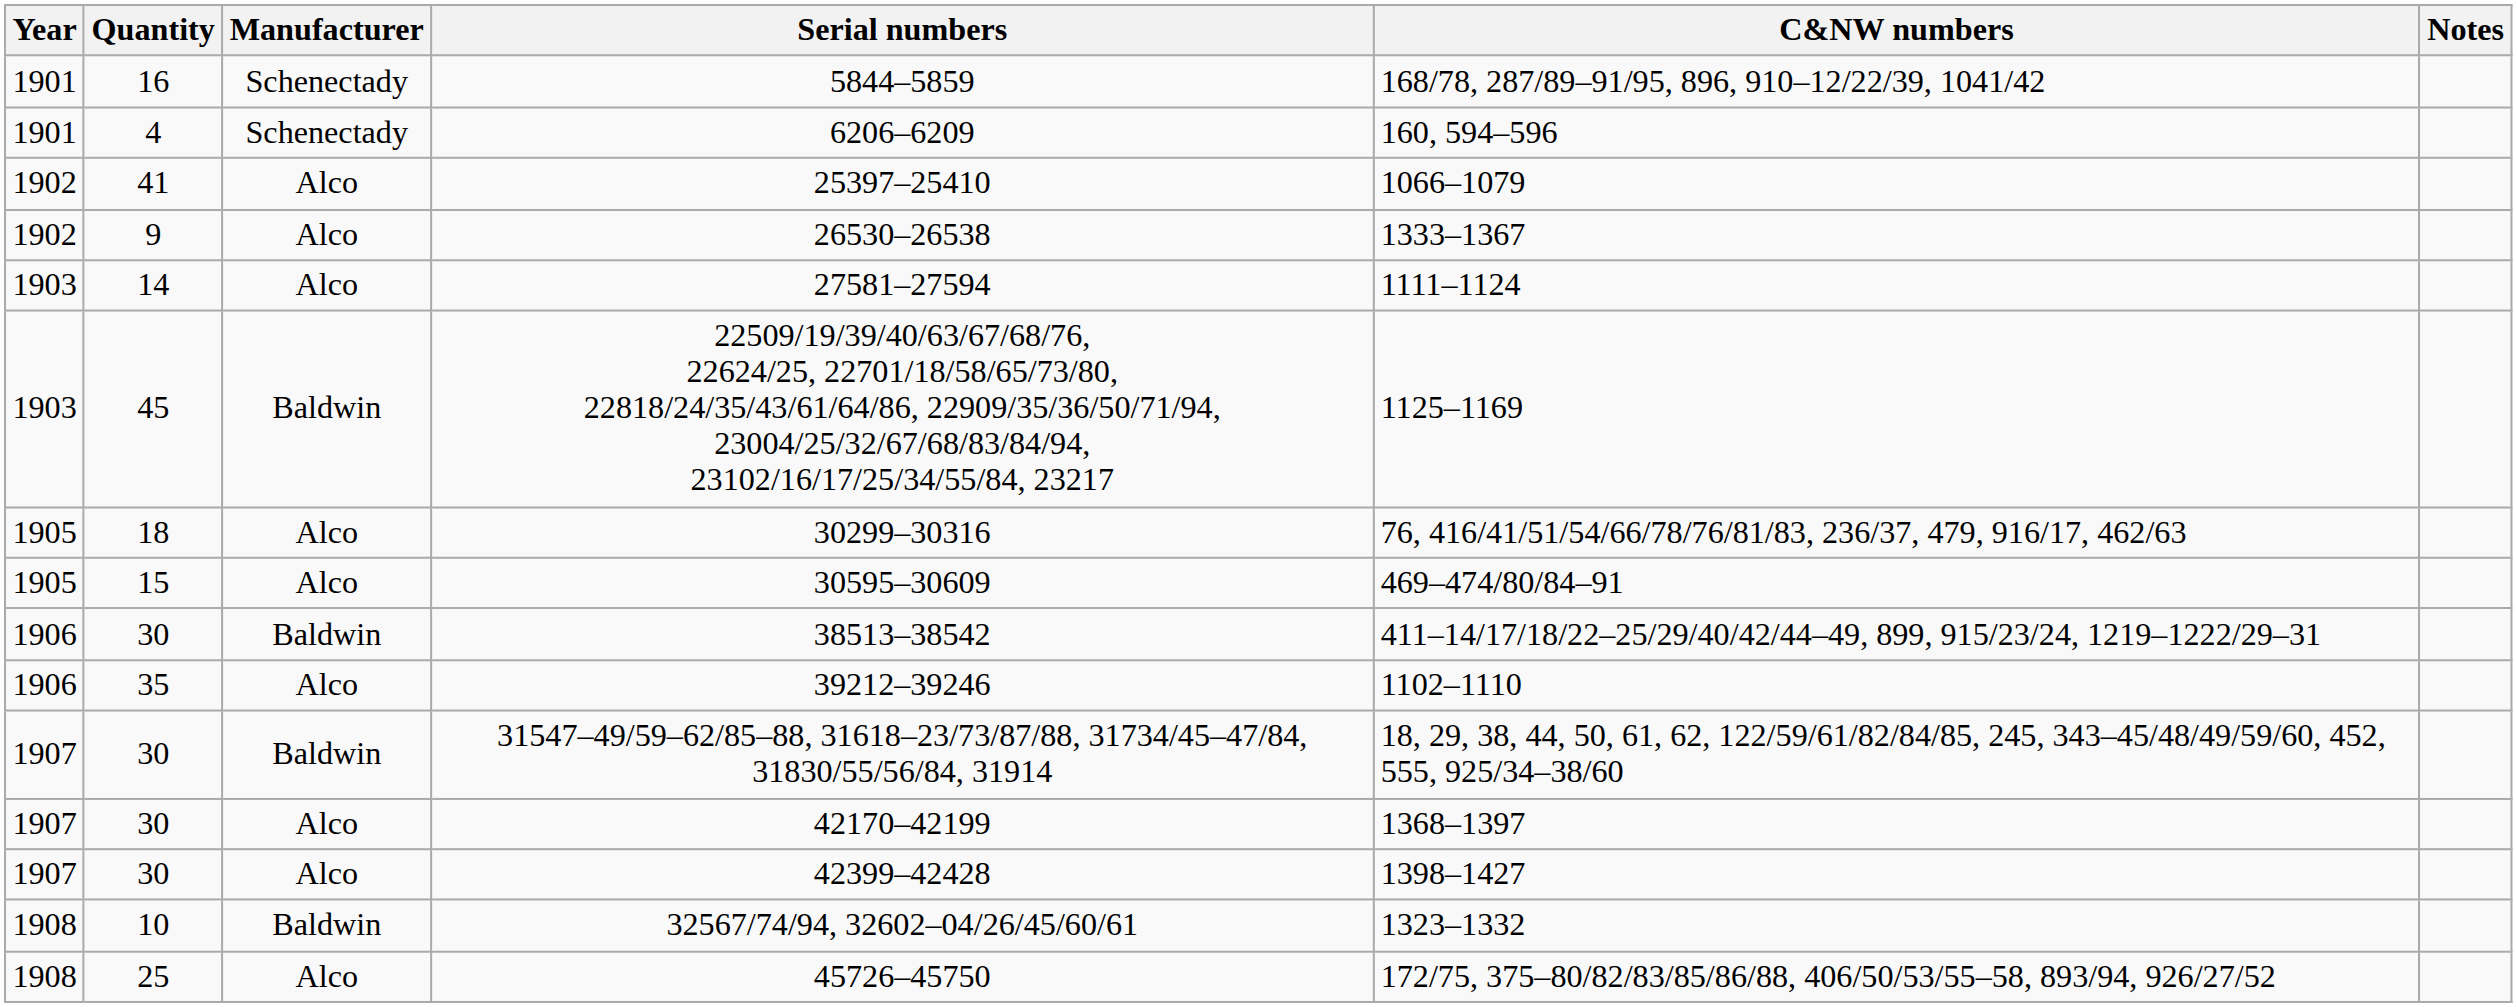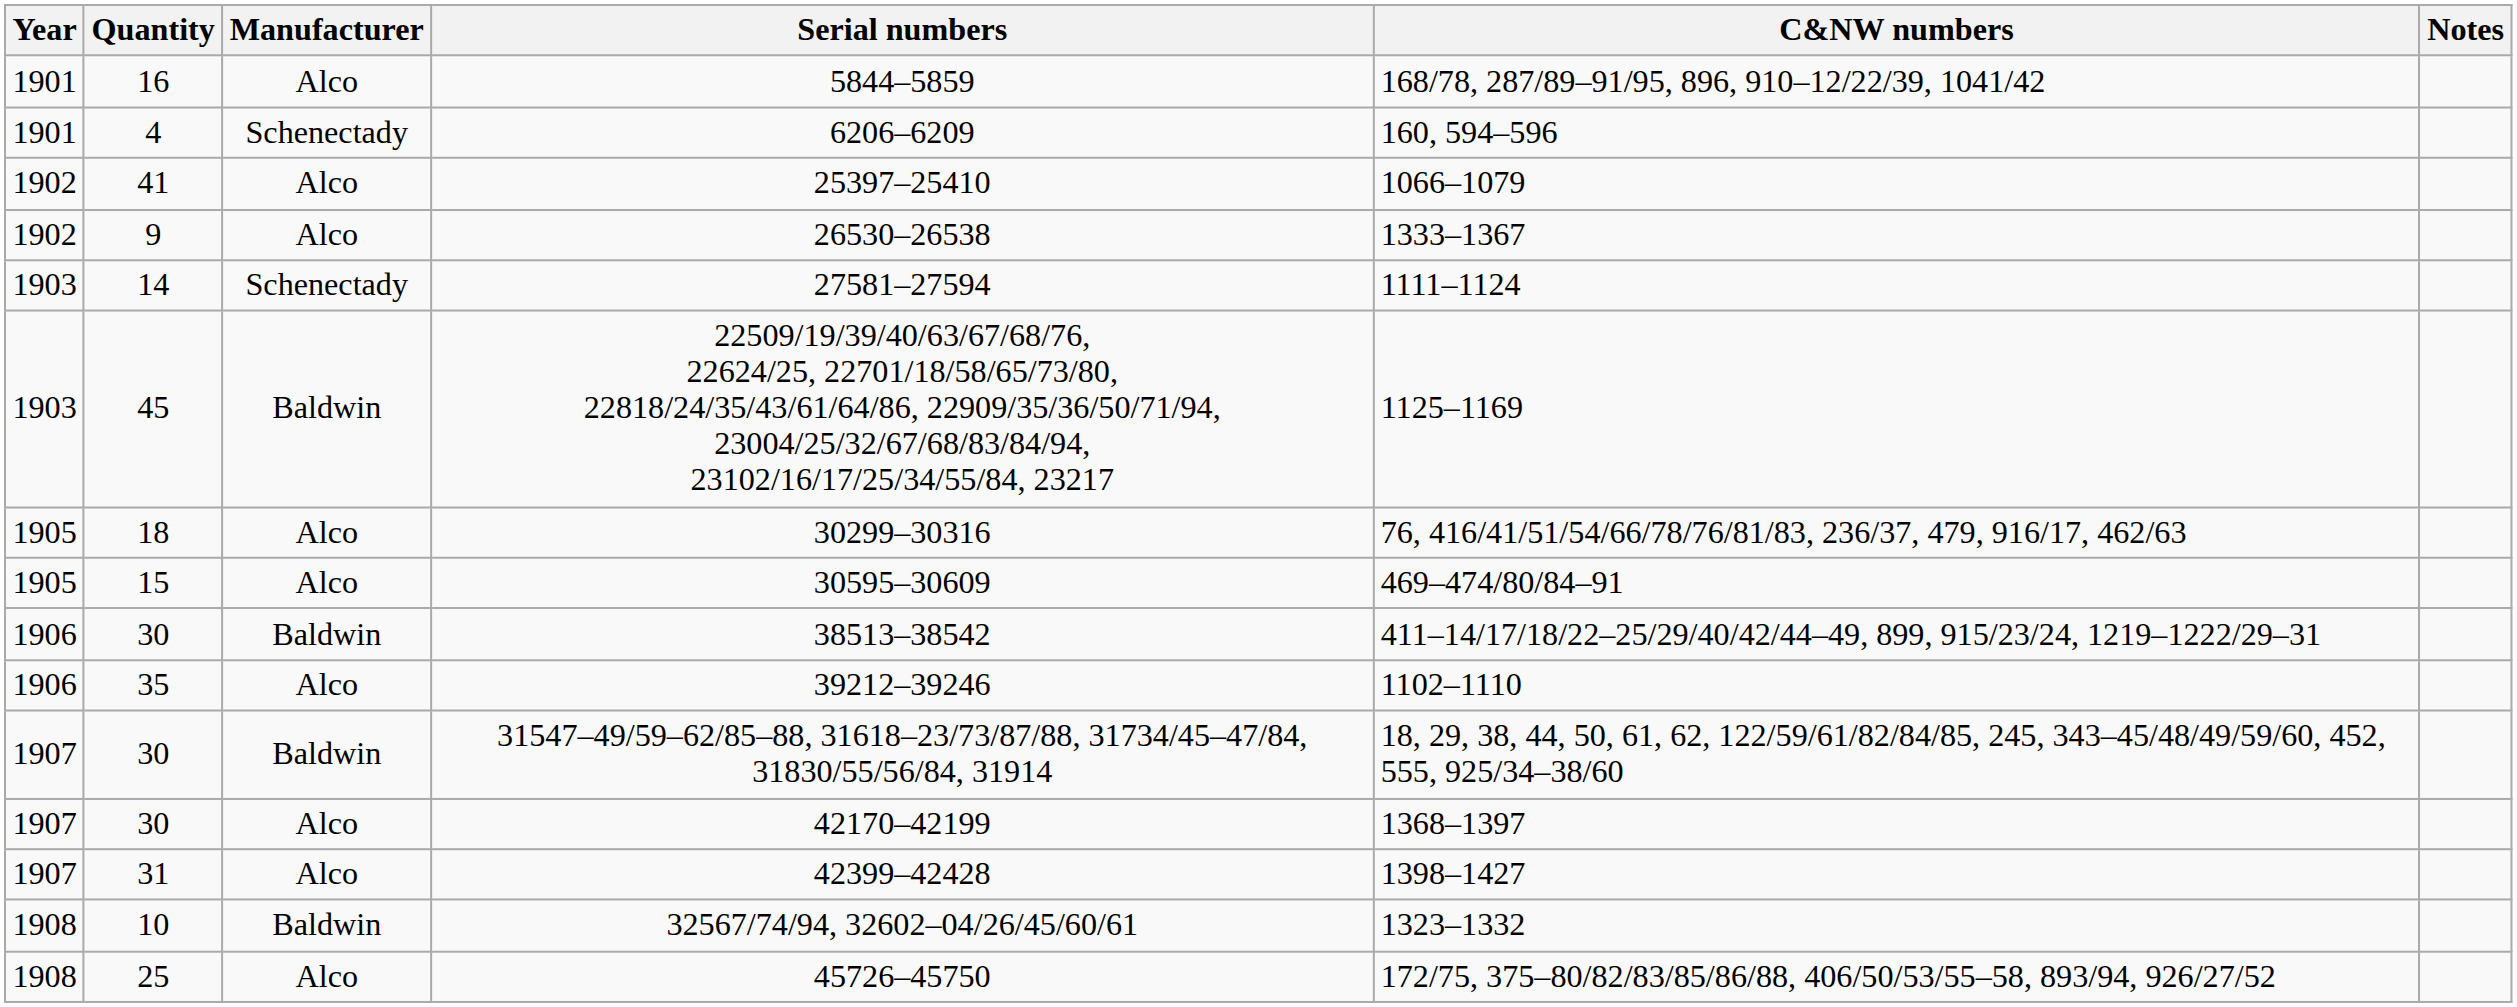(327, 81) Schenectady -> (327, 81) Alco
(327, 285) Alco -> (327, 285) Schenectady
(153, 873) 30 -> (153, 873) 31
